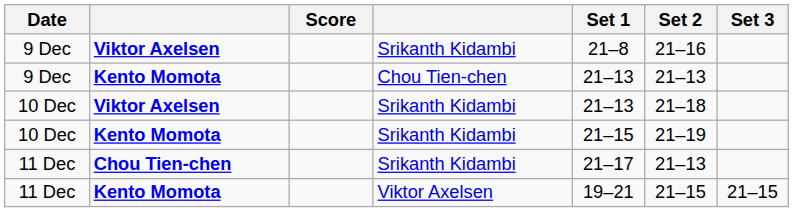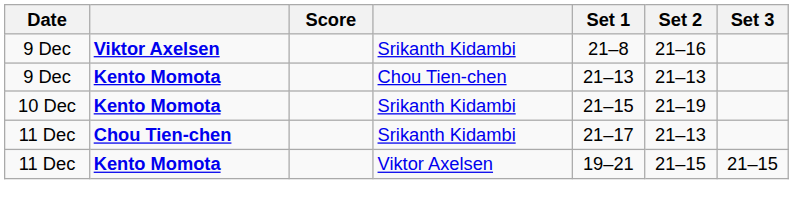- row: (47, 106)
